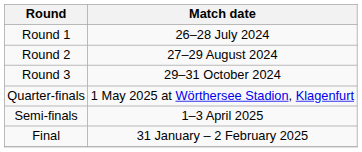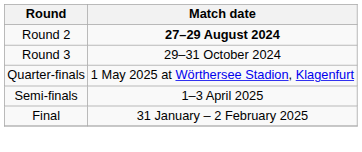- row: (46, 34)
(222, 55) normal -> (222, 34) bold
